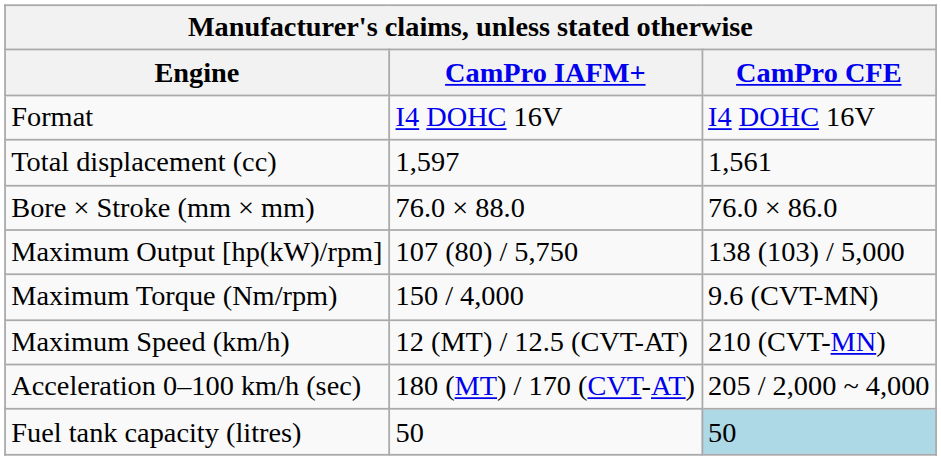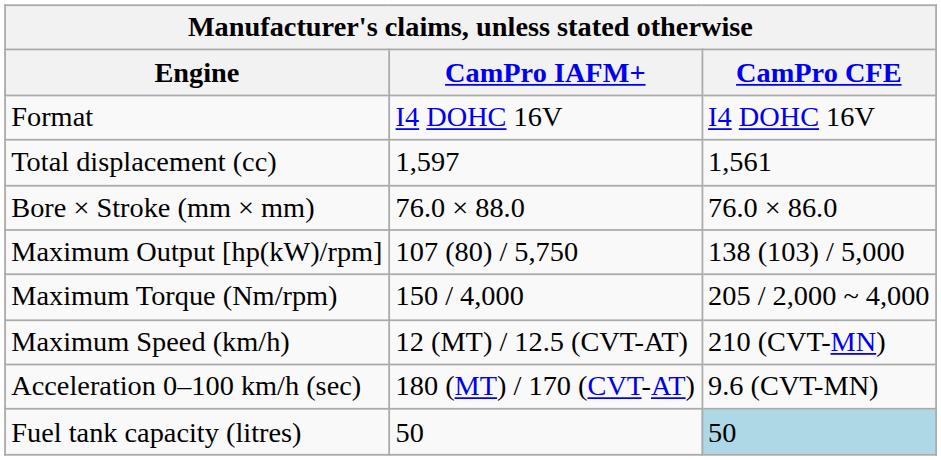(793, 296) 9.6 (CVT-MN) -> (819, 296) 205 / 2,000 ~ 4,000
(819, 386) 205 / 2,000 ~ 4,000 -> (793, 386) 9.6 (CVT-MN)
